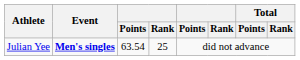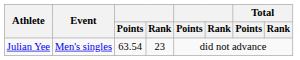(85, 47) bold -> (83, 47) normal
(163, 47) 25 -> (160, 47) 23
